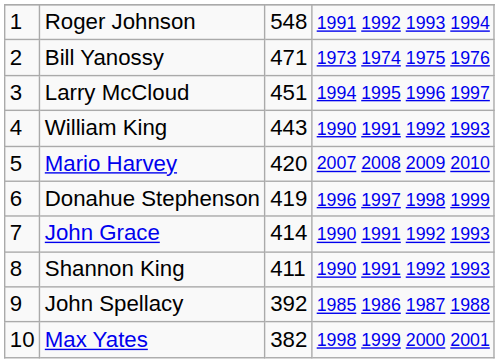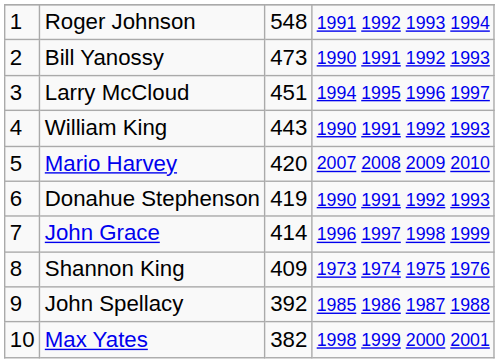(289, 57) 471 -> (289, 57) 473
(403, 58) 1973 1974 1975 1976 -> (403, 58) 1990 1991 1992 1993
(403, 199) 1996 1997 1998 1999 -> (403, 199) 1990 1991 1992 1993
(403, 234) 1990 1991 1992 1993 -> (403, 234) 1996 1997 1998 1999
(288, 269) 411 -> (289, 269) 409
(403, 269) 1990 1991 1992 1993 -> (403, 269) 1973 1974 1975 1976
